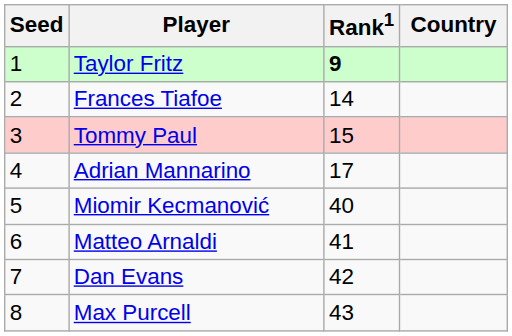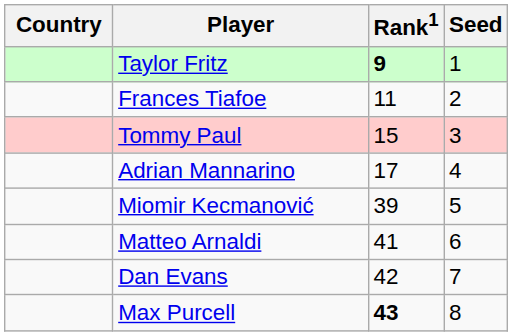columns swapped: (454, 25) <-> (37, 25)
(342, 99) 14 -> (385, 99) 11
(342, 205) 40 -> (386, 205) 39
(342, 312) normal -> (386, 312) bold
